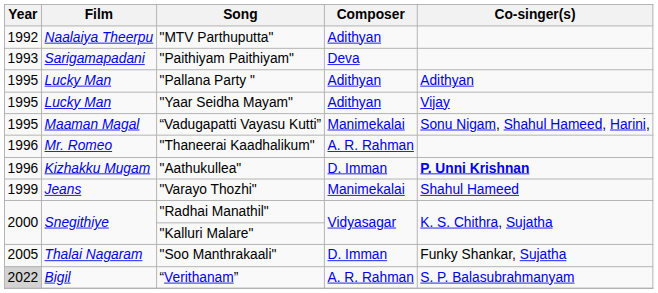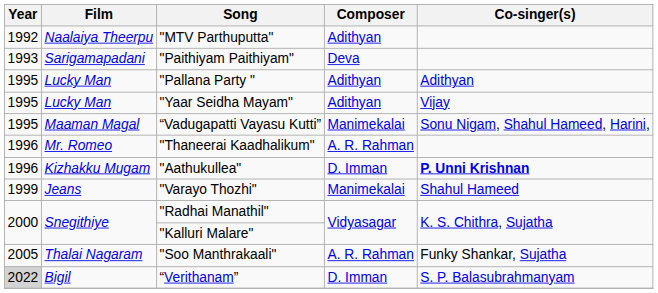(357, 255) D. Imman -> (371, 255) A. R. Rahman
(371, 277) A. R. Rahman -> (357, 277) D. Imman
